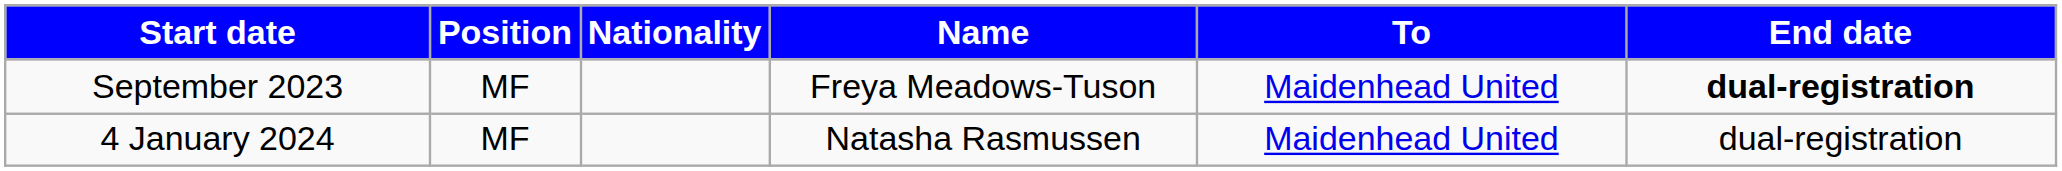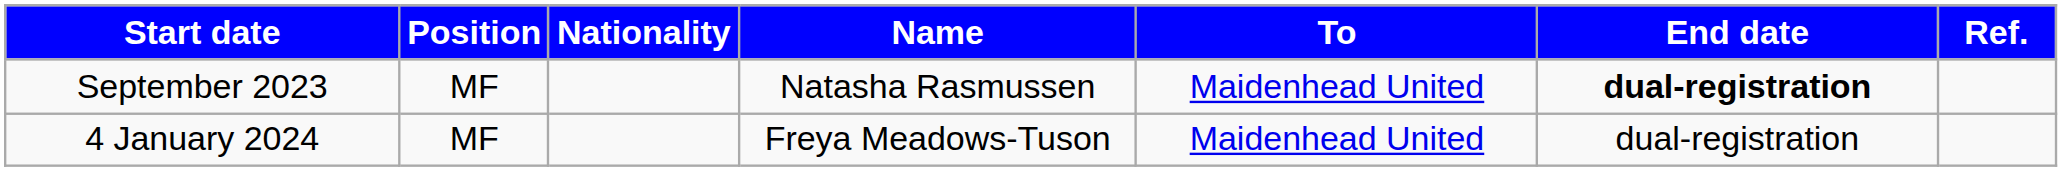+ column: (1996, 32)
(983, 86) Freya Meadows-Tuson -> (938, 86) Natasha Rasmussen
(983, 140) Natasha Rasmussen -> (938, 140) Freya Meadows-Tuson
